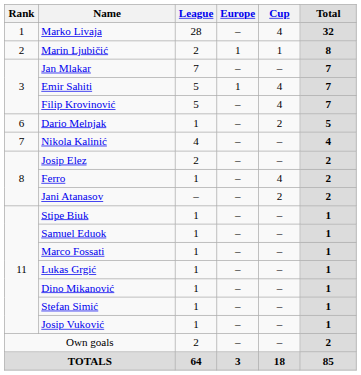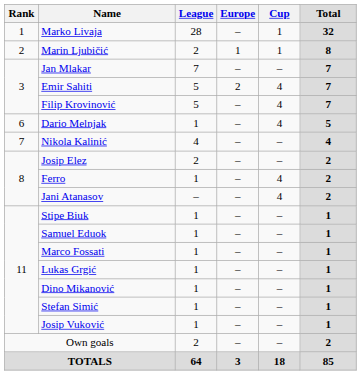(279, 32) 4 -> (279, 32) 1
(238, 87) 1 -> (238, 87) 2
(279, 123) 2 -> (279, 123) 4
(279, 196) 2 -> (279, 196) 4
